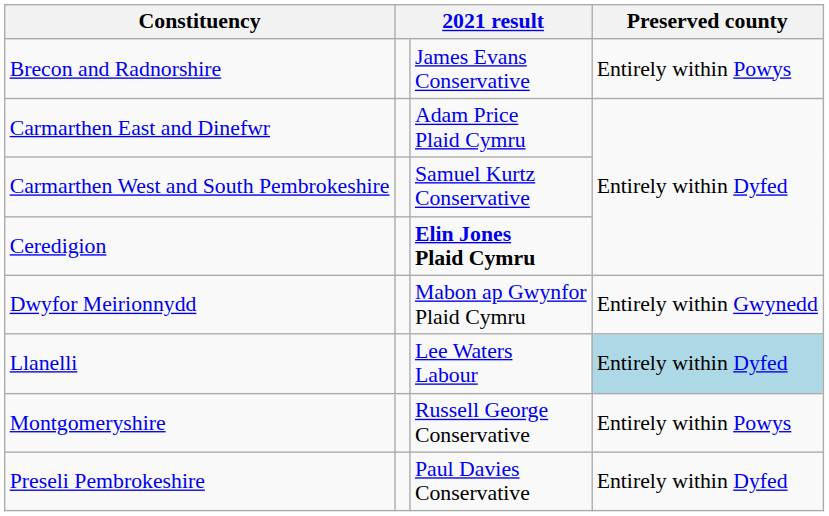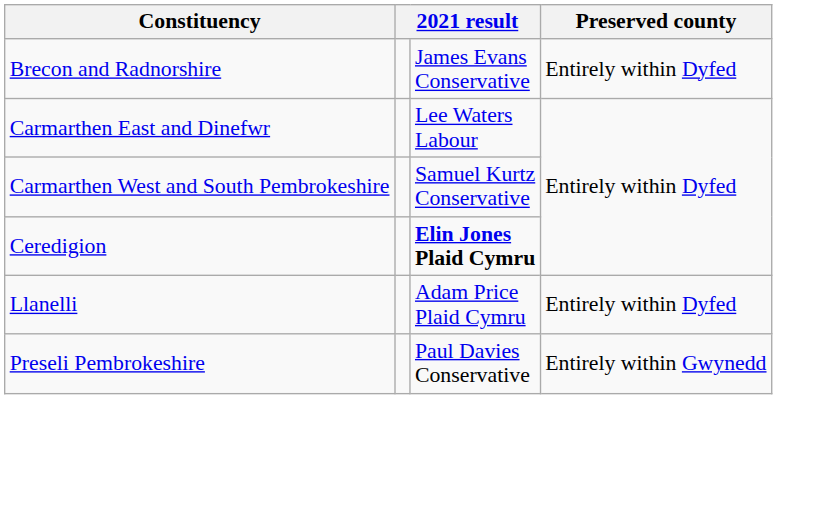(694, 68) Entirely within Powys -> (641, 68) Entirely within Dyfed
(470, 127) Adam Price Plaid Cymru -> (464, 127) Lee Waters Labour
- row: (103, 304)
(464, 363) Lee Waters Labour -> (470, 304) Adam Price Plaid Cymru
(692, 363) lightblue background -> (641, 304) no background
- row: (88, 422)
(692, 481) Entirely within Dyfed -> (656, 363) Entirely within Gwynedd
